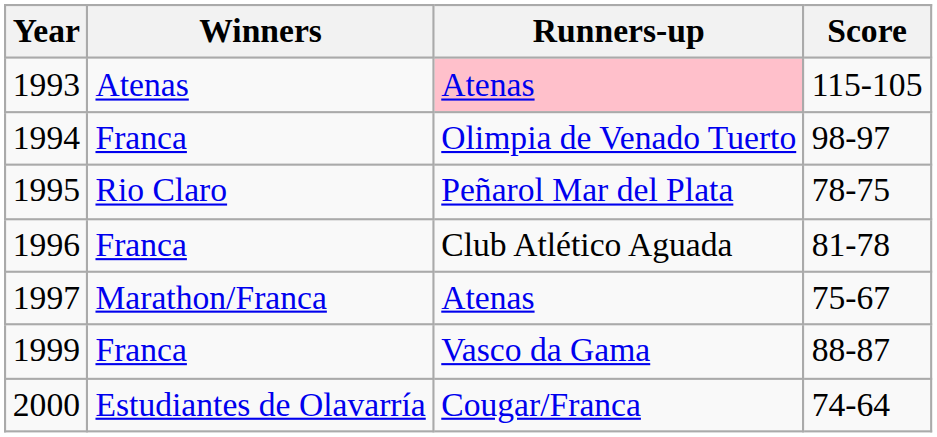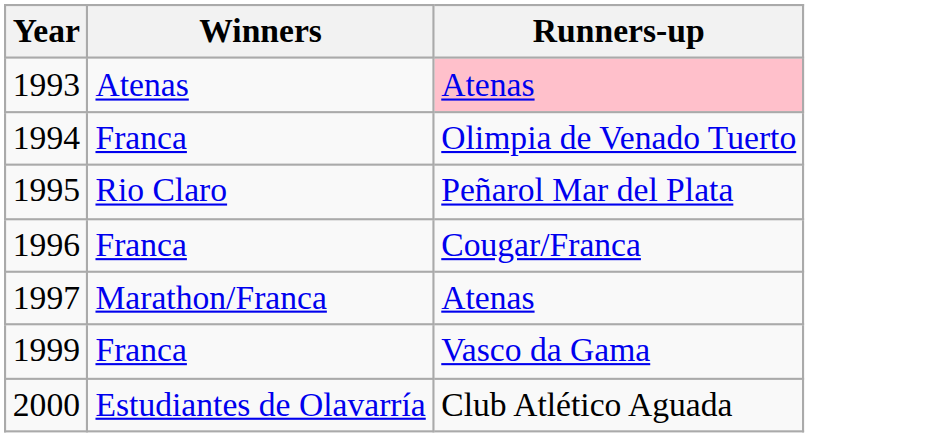- column: (867, 31)
(587, 244) Club Atlético Aguada -> (541, 244) Cougar/Franca
(541, 404) Cougar/Franca -> (587, 404) Club Atlético Aguada
